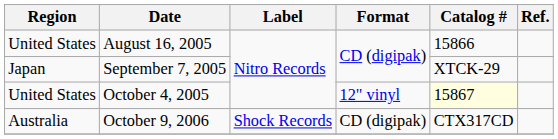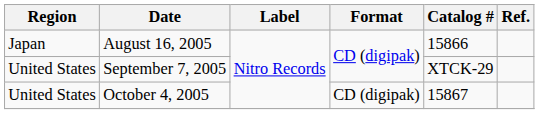(52, 43) United States -> (27, 43) Japan
(27, 69) Japan -> (52, 69) United States
(370, 95) 12" vinyl -> (376, 95) CD (digipak)
(454, 95) lightyellow background -> (448, 95) no background
- row: (156, 120)
